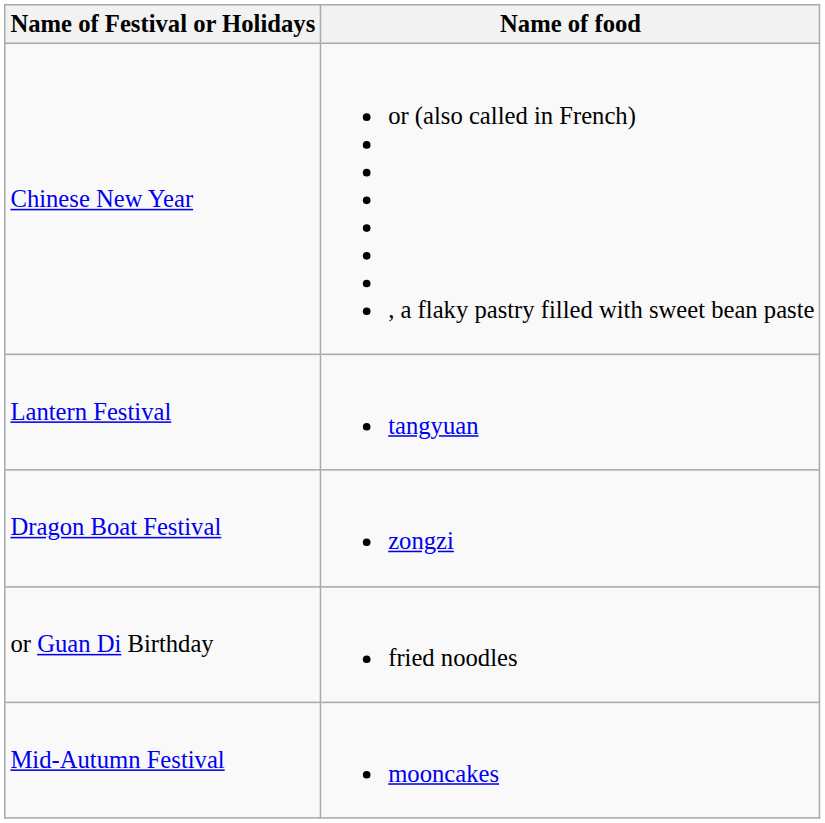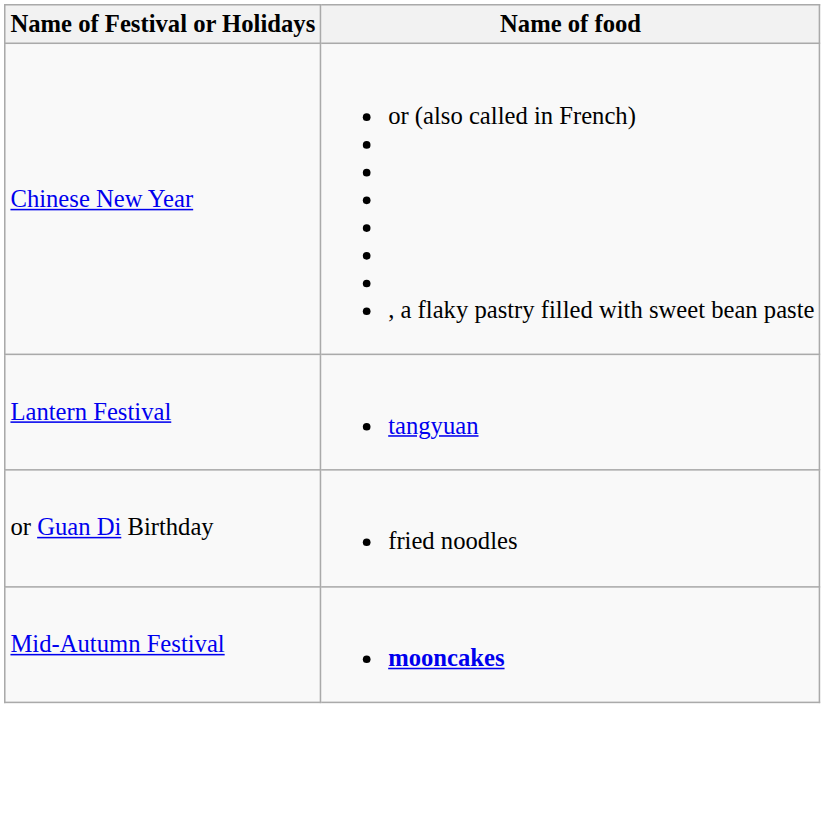- row: (116, 527)
(571, 774) normal -> (571, 658) bold
